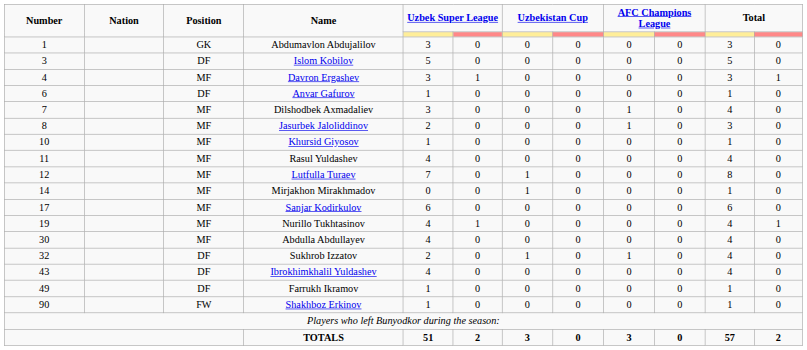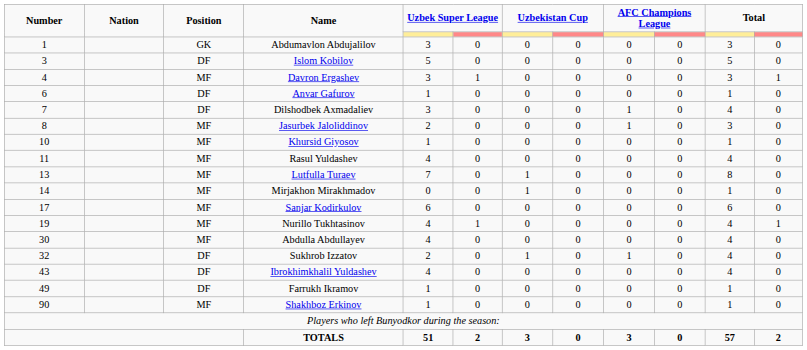(204, 110) MF -> (204, 110) DF
(44, 175) 12 -> (44, 175) 13
(204, 304) FW -> (204, 304) MF
